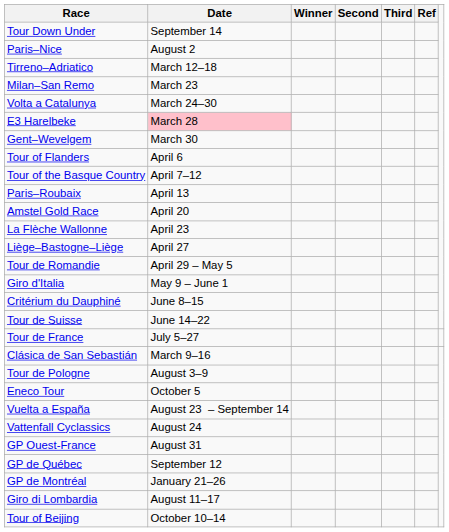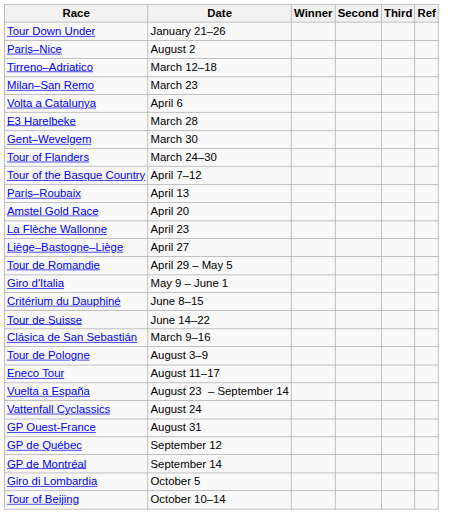(186, 31) September 14 -> (188, 31) January 21–26
(184, 103) March 24–30 -> (167, 103) April 6
(174, 121) pink background -> (174, 121) no background
(167, 157) April 6 -> (184, 157) March 24–30
- row: (45, 337)
(175, 391) October 5 -> (185, 373) August 11–17
(188, 481) January 21–26 -> (186, 463) September 14
(185, 499) August 11–17 -> (175, 481) October 5
